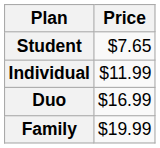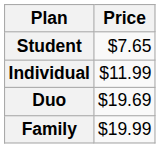(125, 101) $16.99 -> (125, 101) $19.69
